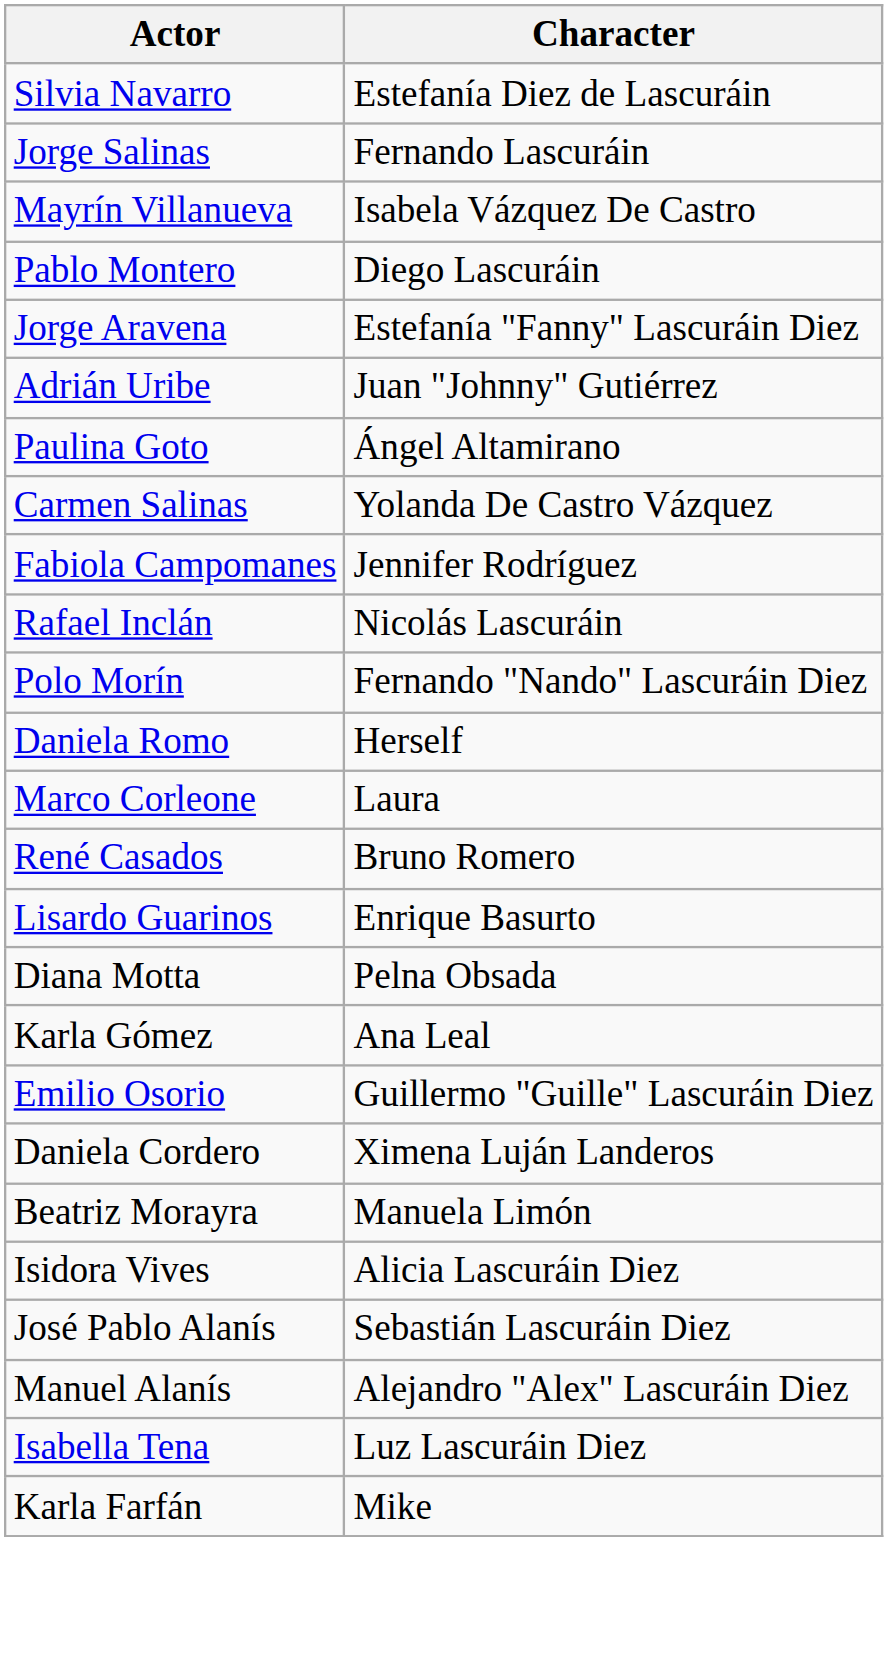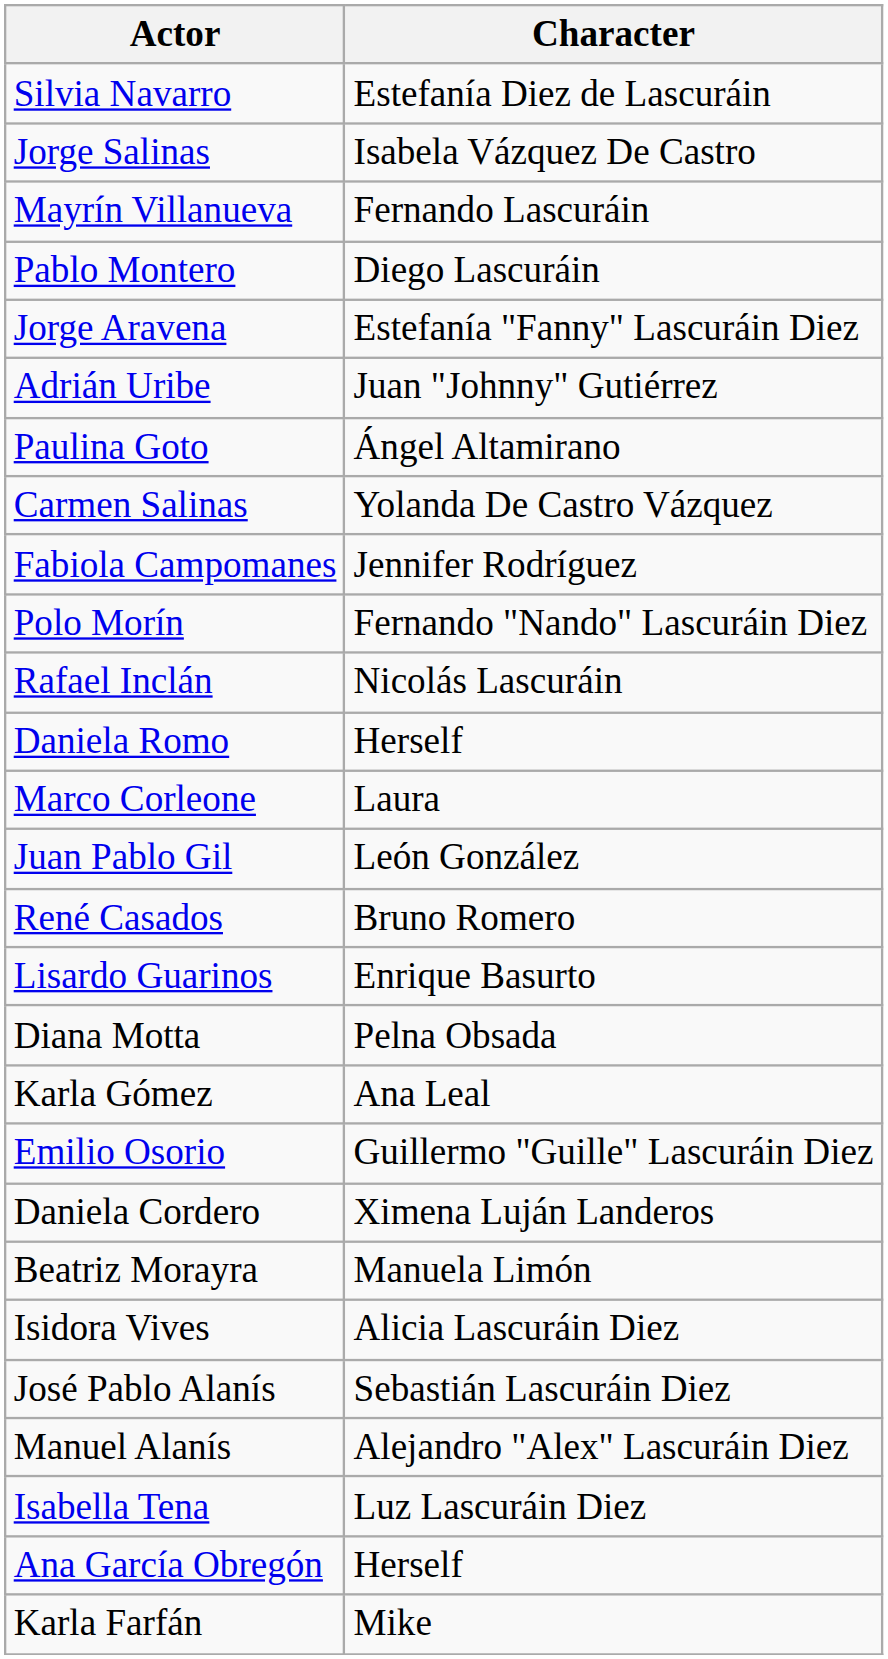(501, 151) Fernando Lascuráin -> (555, 151) Isabela Vázquez De Castro
(555, 210) Isabela Vázquez De Castro -> (501, 210) Fernando Lascuráin
rows swapped: (113, 622) <-> (99, 681)
+ row: (123, 858)
+ row: (168, 1564)
